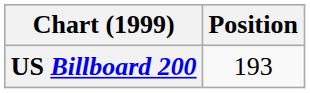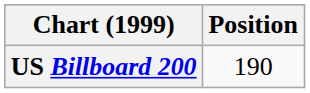(253, 66) 193 -> (253, 66) 190
